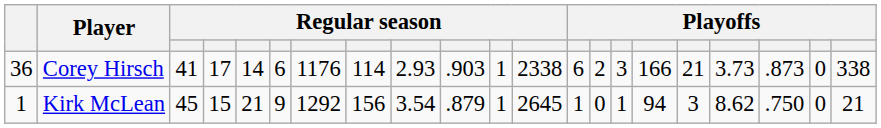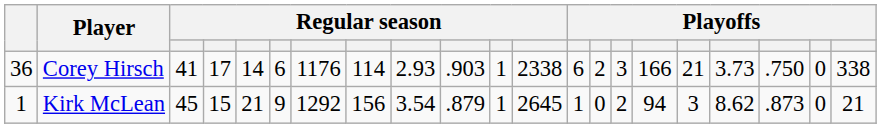(785, 68) .873 -> (785, 68) .750
(622, 104) 1 -> (622, 104) 2
(785, 104) .750 -> (785, 104) .873
